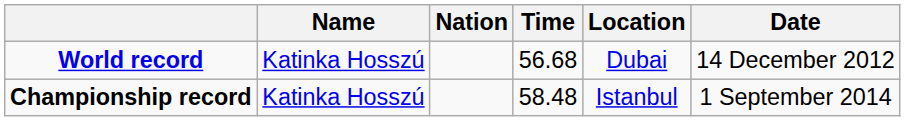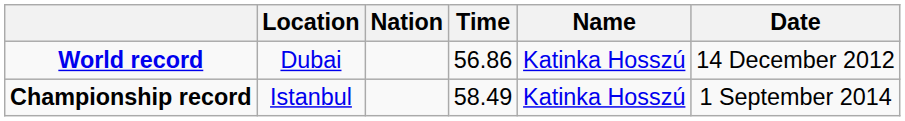columns swapped: (343, 23) <-> (637, 23)
(548, 60) 56.68 -> (483, 60) 56.86
(548, 97) 58.48 -> (483, 97) 58.49
